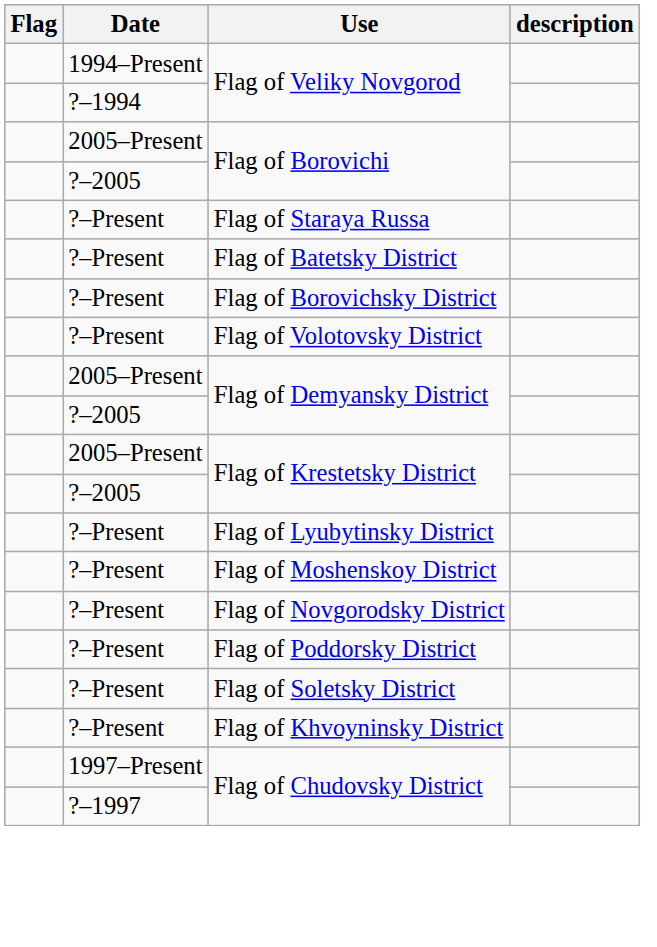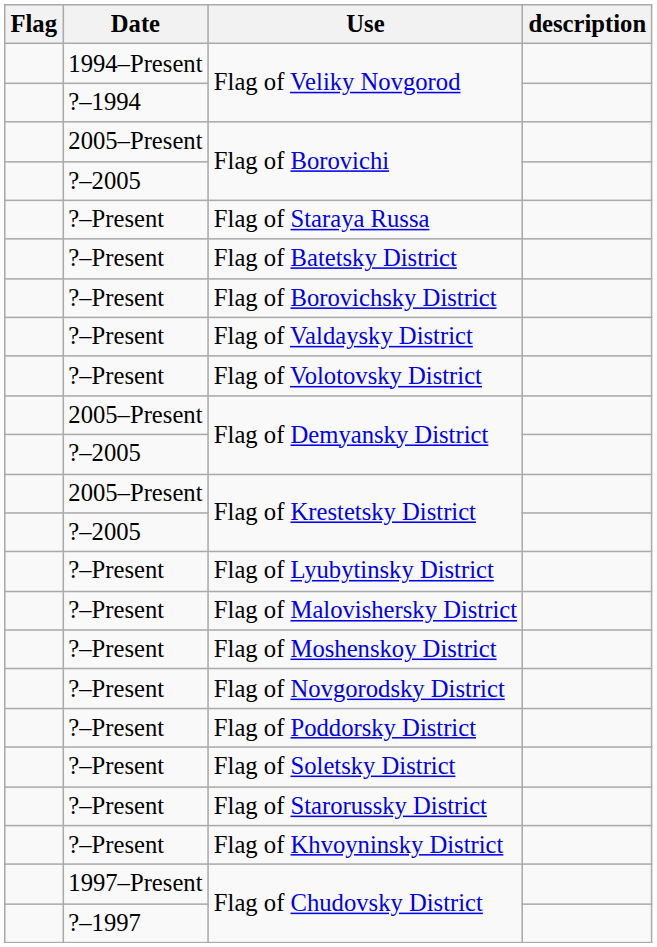+ row: (116, 336)
+ row: (116, 610)
+ row: (116, 805)
